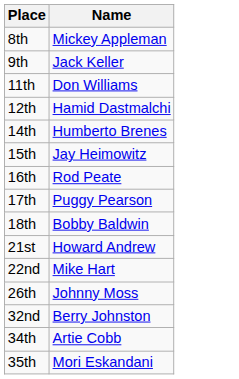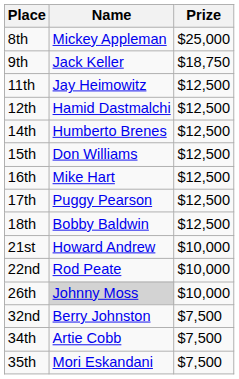+ column: (204, 16)
(95, 85) Don Williams -> (100, 85) Jay Heimowitz
(100, 154) Jay Heimowitz -> (95, 154) Don Williams
(87, 177) Rod Peate -> (84, 177) Mike Hart
(84, 270) Mike Hart -> (87, 270) Rod Peate
(95, 293) no background -> (95, 293) lightgrey background
